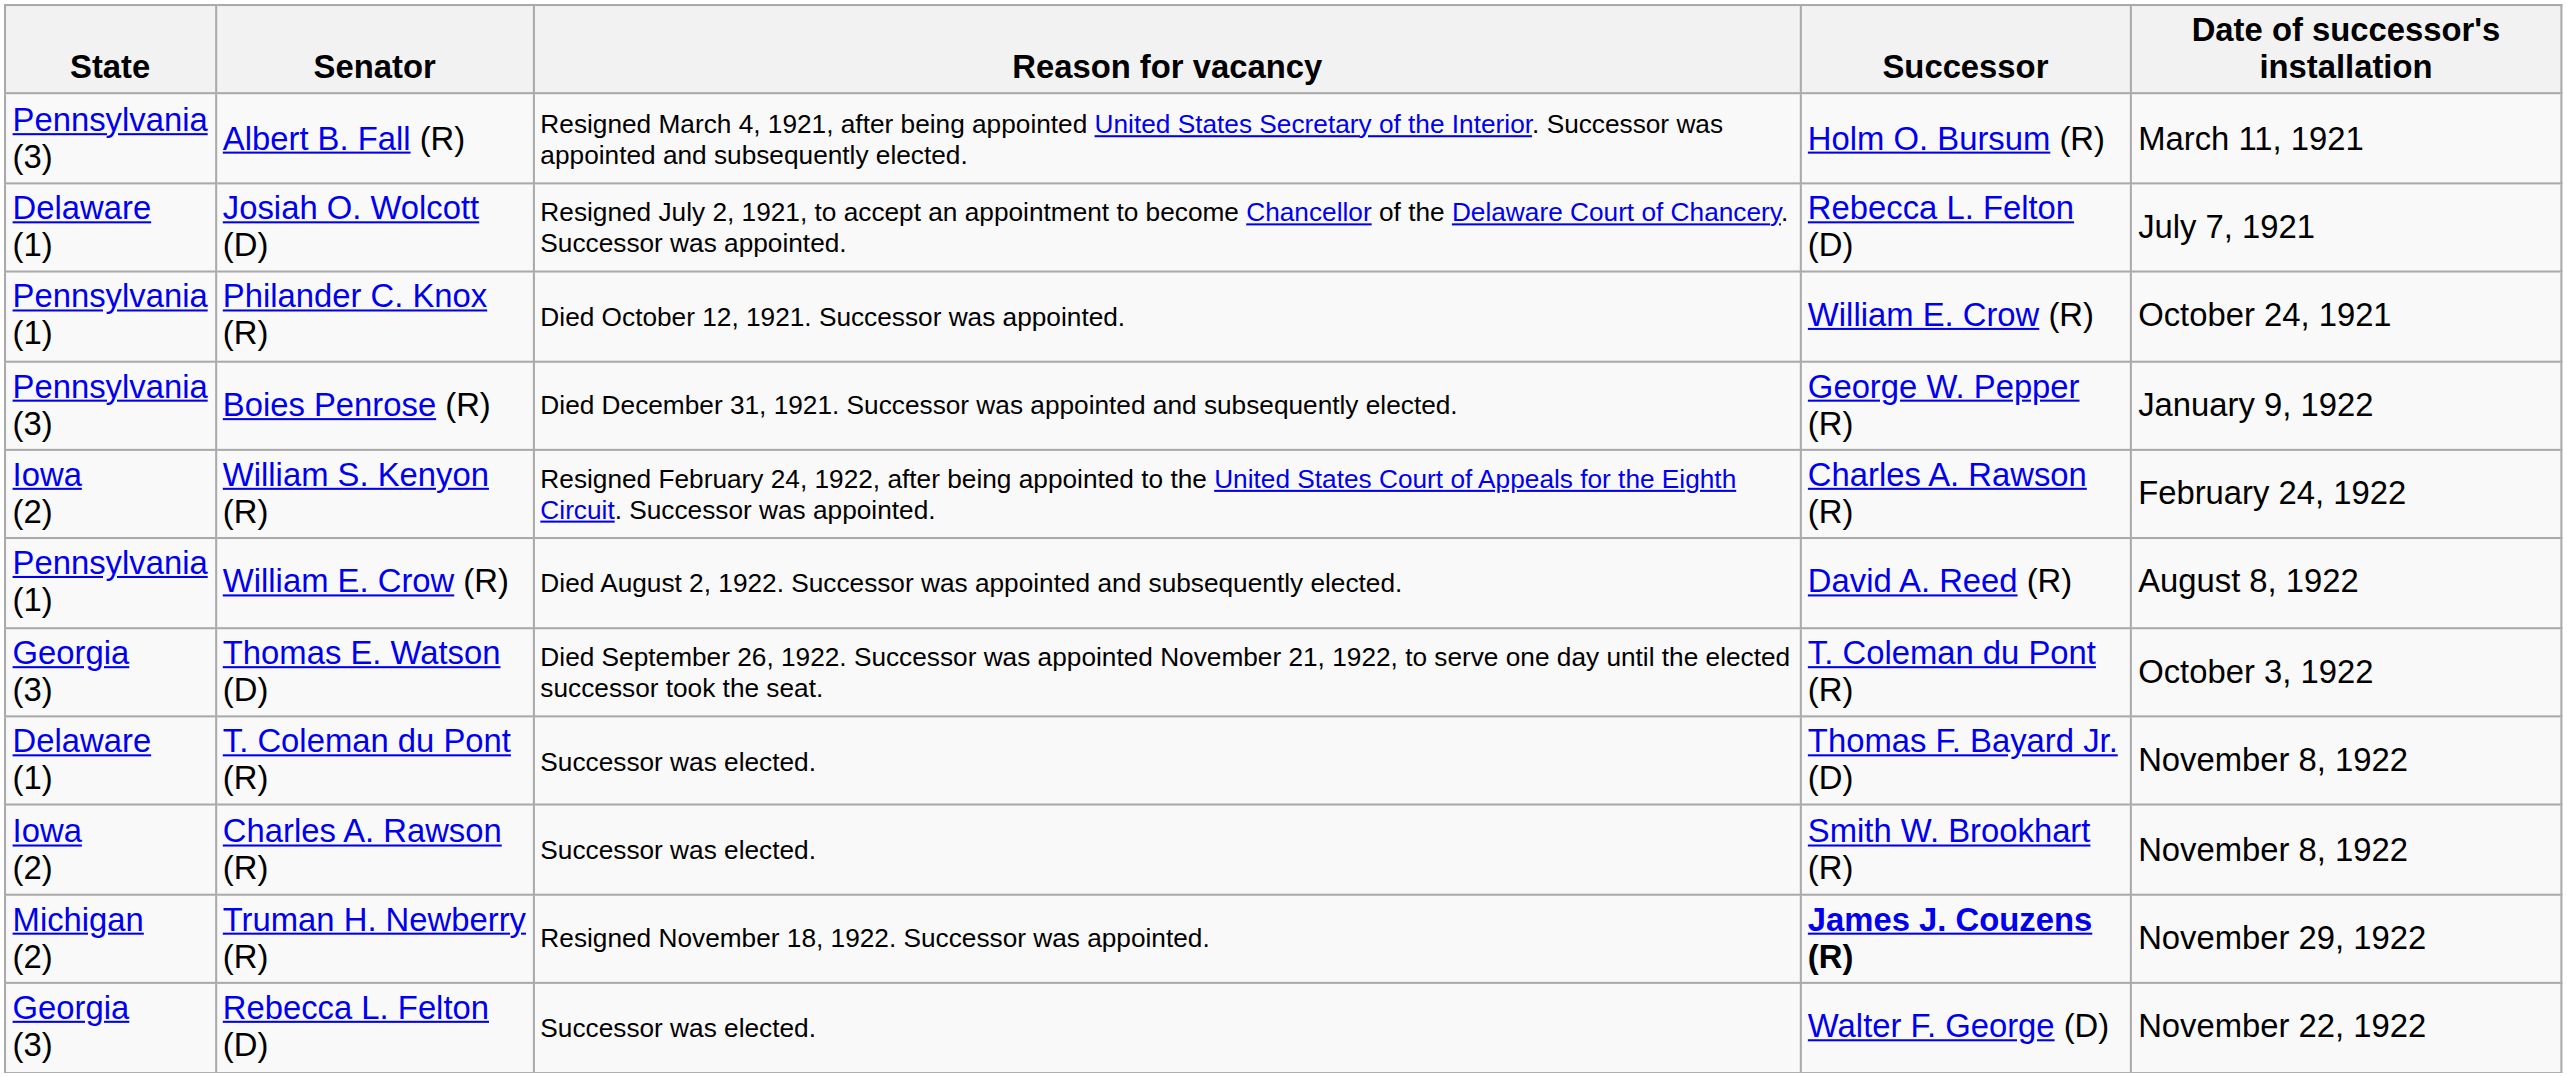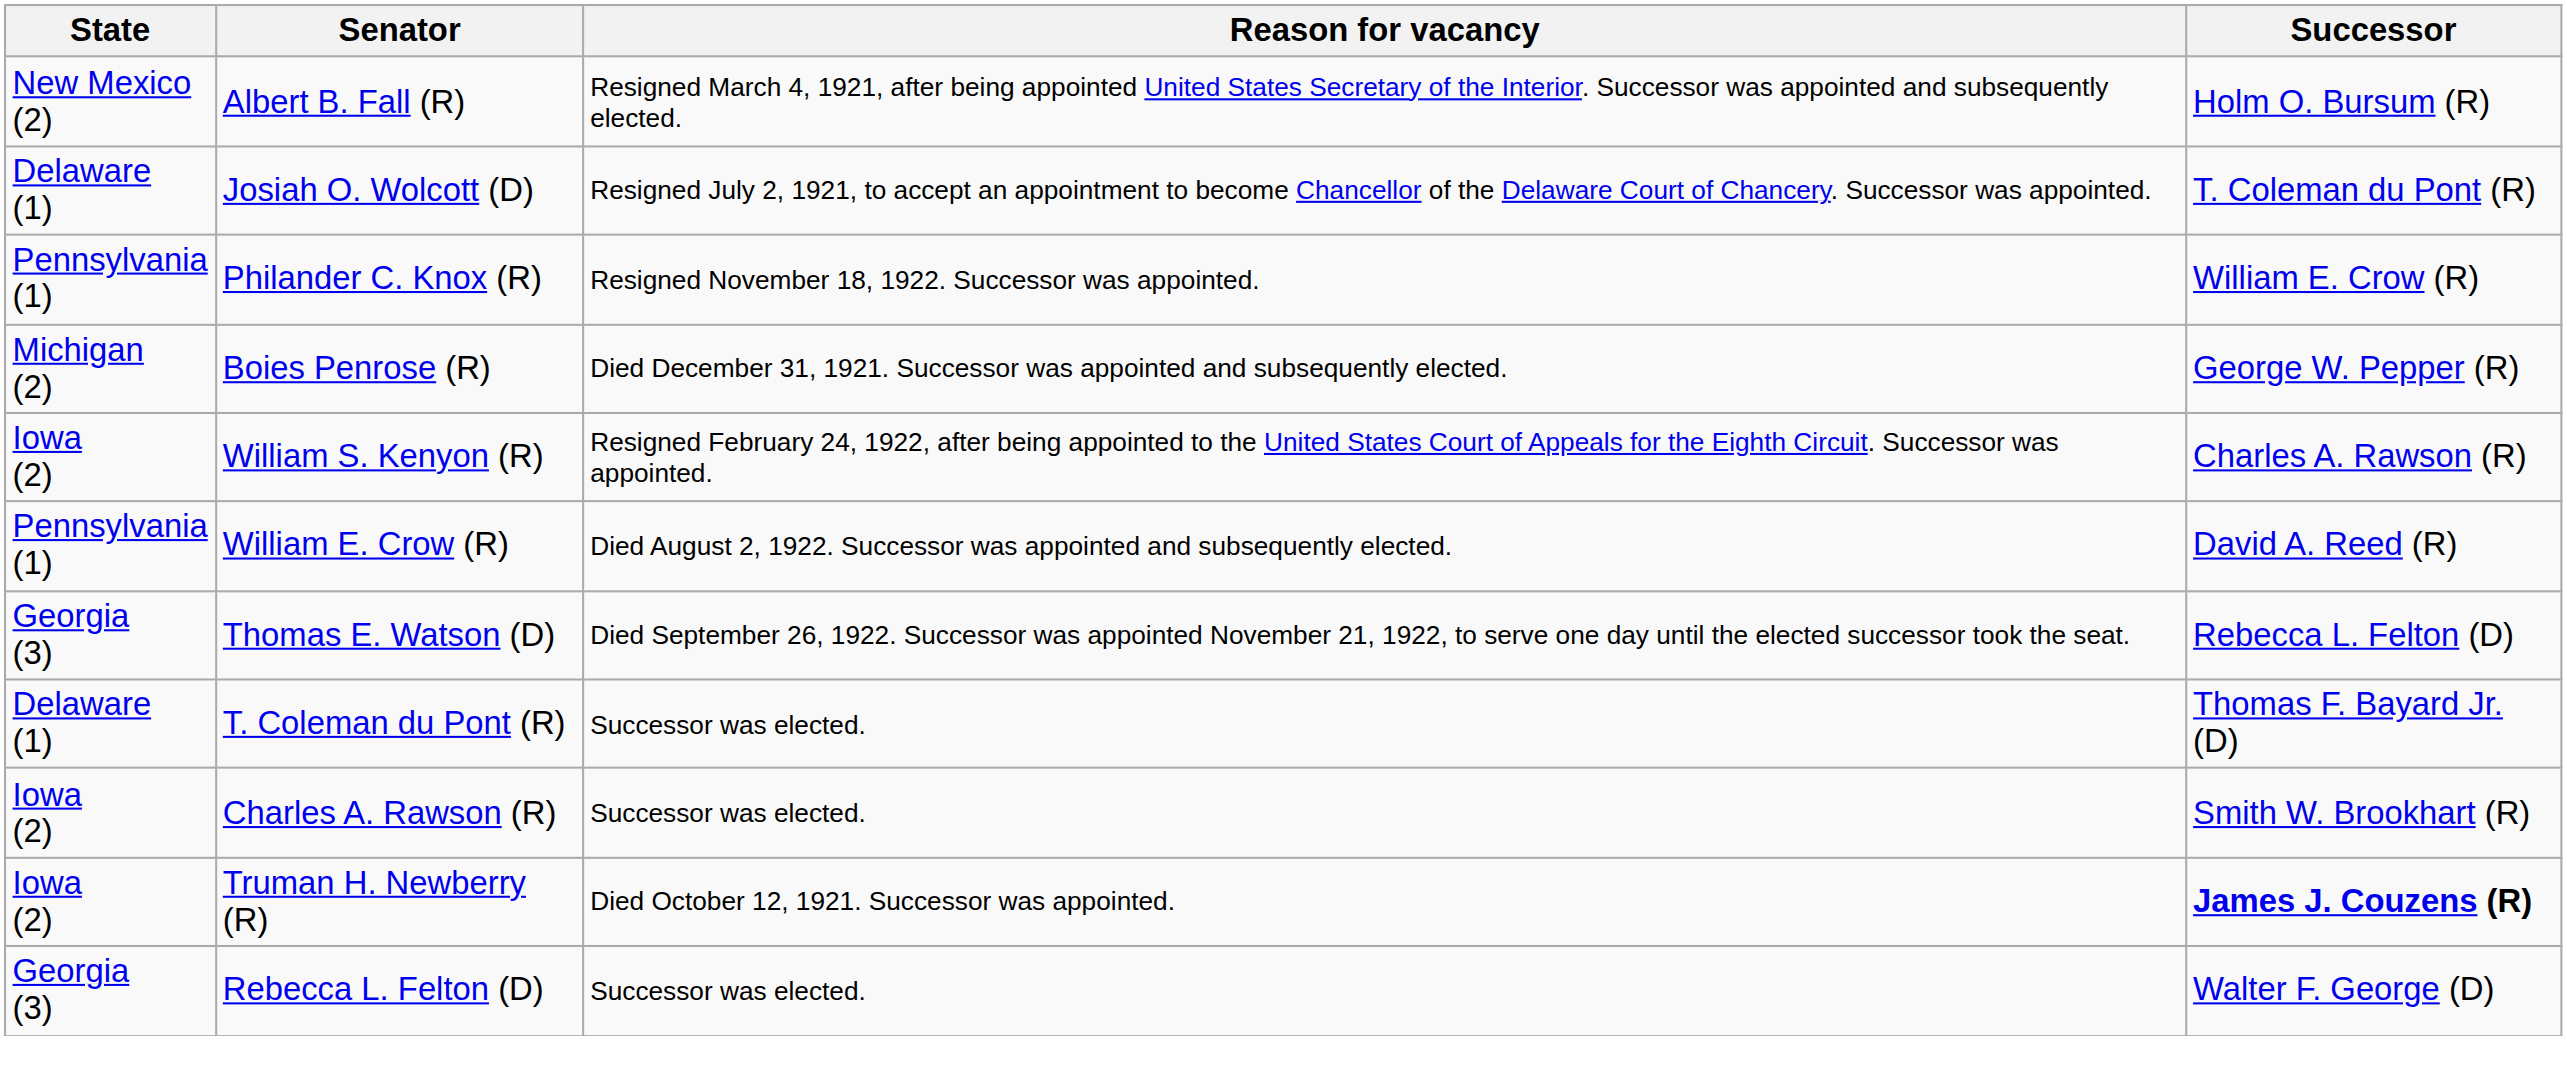- column: (2346, 48)
(110, 137) Pennsylvania (3) -> (102, 100) New Mexico (2)
(1941, 226) Rebecca L. Felton (D) -> (2364, 189) T. Coleman du Pont (R)
(833, 316) Died October 12, 1921. Successor was appointed. -> (925, 279) Resigned November 18, 1922. Successor was appointed.
(110, 404) Pennsylvania (3) -> (78, 367) Michigan (2)
(1952, 671) T. Coleman du Pont (R) -> (2354, 634) Rebecca L. Felton (D)
(78, 938) Michigan (2) -> (47, 901) Iowa (2)
(875, 939) Resigned November 18, 1922. Successor was appointed. -> (883, 902) Died October 12, 1921. Successor was appointed.
